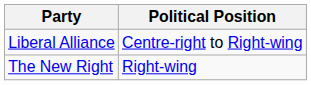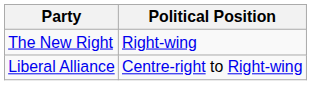rows swapped: (61, 67) <-> (61, 42)
